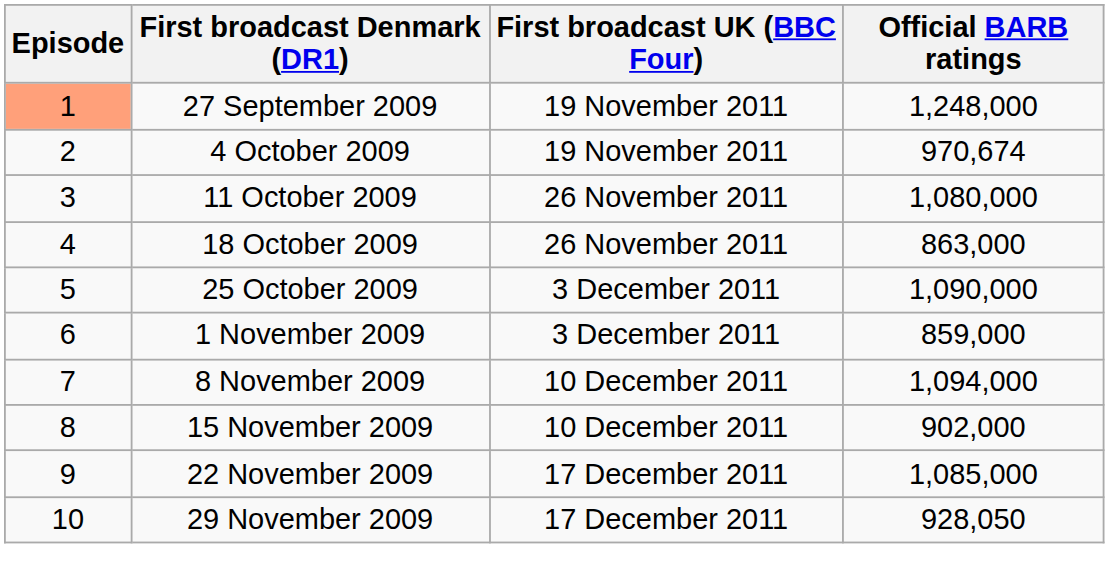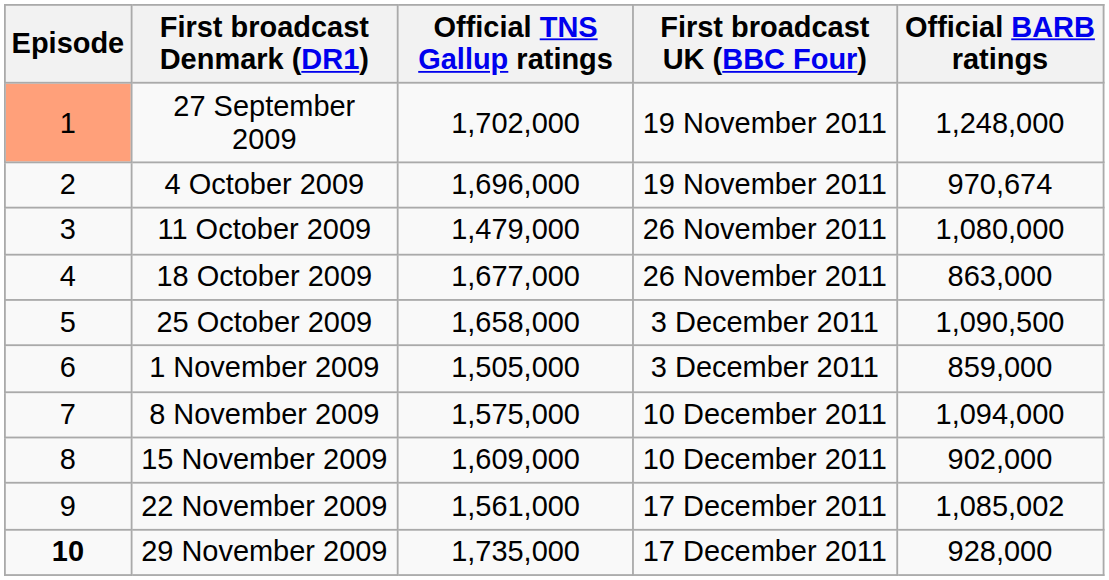+ column: (516, 43)
(973, 289) 1,090,000 -> (1000, 322) 1,090,500
(973, 473) 1,085,000 -> (1000, 505) 1,085,002
(68, 519) normal -> (68, 551) bold
(973, 519) 928,050 -> (1000, 551) 928,000
